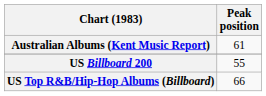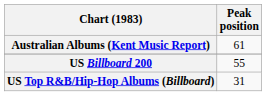(239, 81) 66 -> (239, 81) 31
